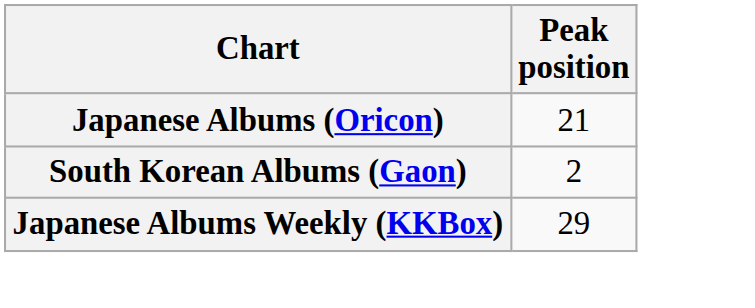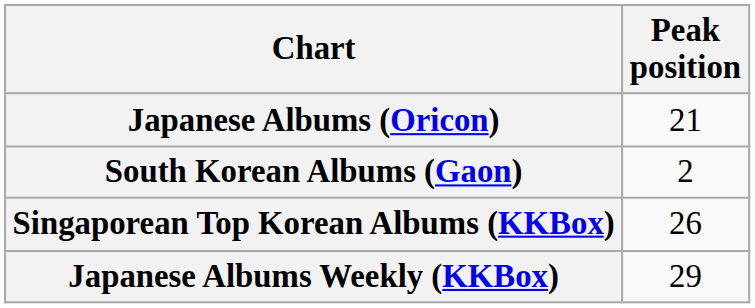+ row: (314, 223)
